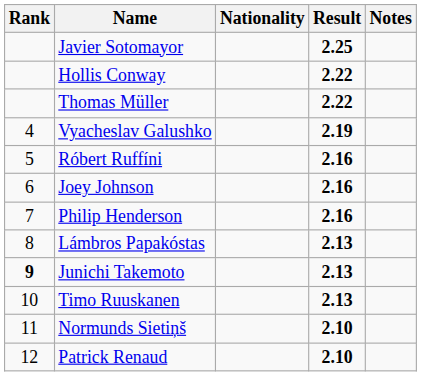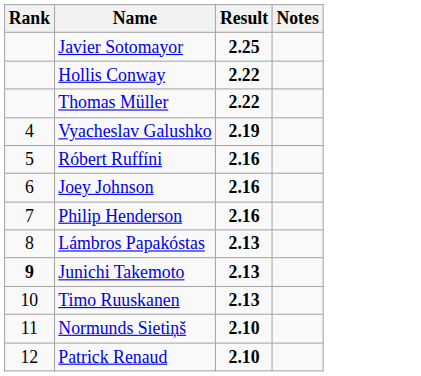- column: (262, 18)
